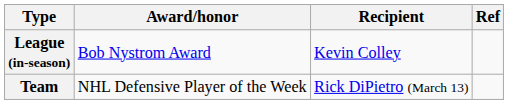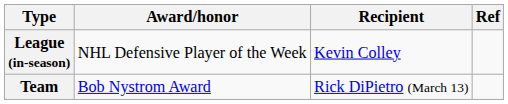(144, 52) Bob Nystrom Award -> (192, 52) NHL Defensive Player of the Week
(192, 86) NHL Defensive Player of the Week -> (144, 86) Bob Nystrom Award
